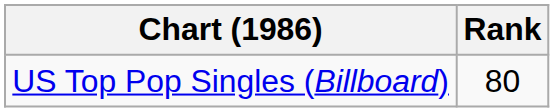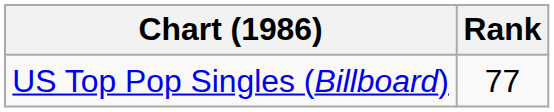(503, 80) 80 -> (503, 80) 77
